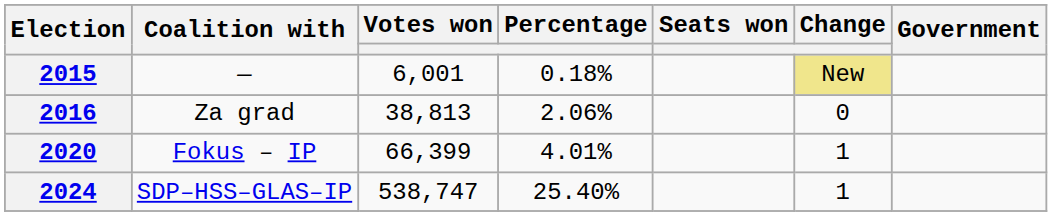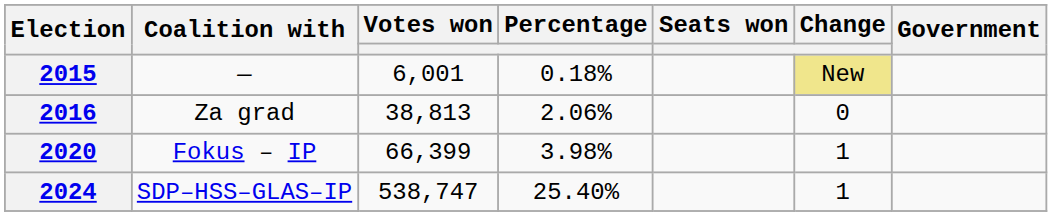(576, 153) 4.01% -> (576, 153) 3.98%
